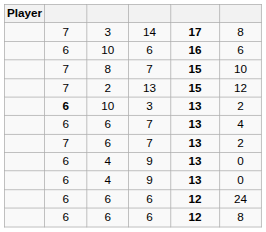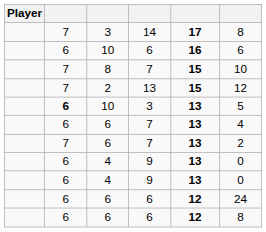(241, 106) 2 -> (241, 106) 5
